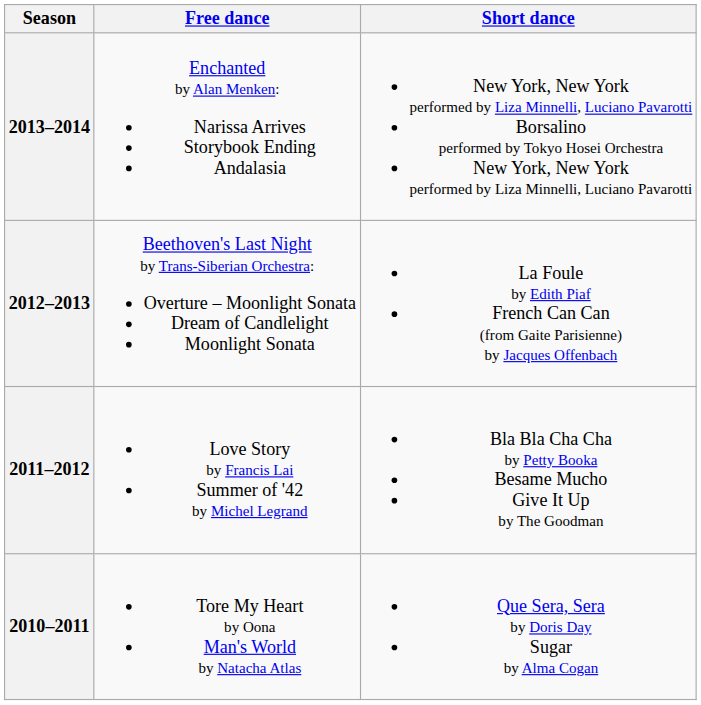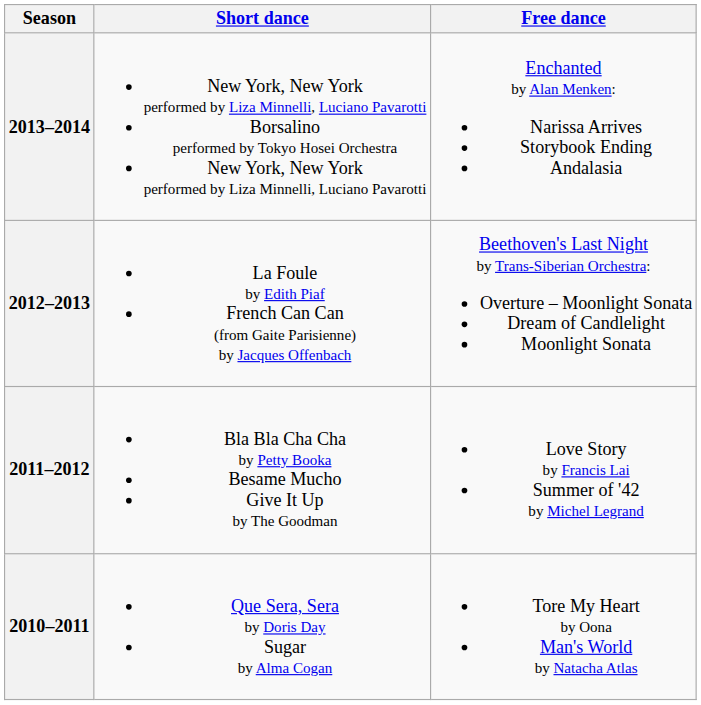columns swapped: (528, 18) <-> (227, 18)
